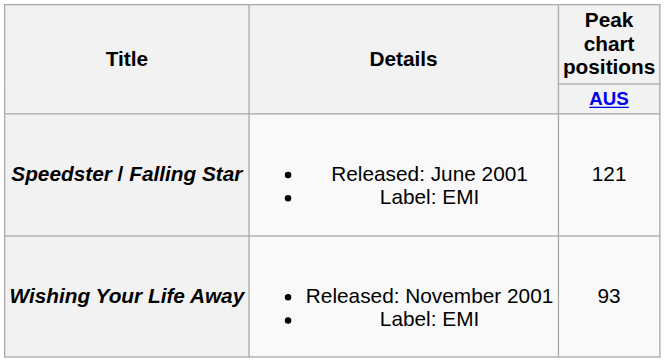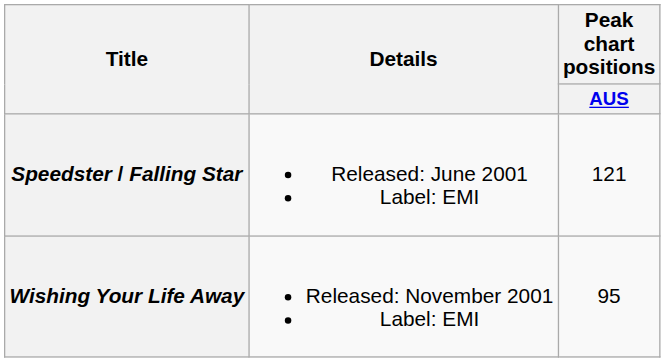(609, 295) 93 -> (609, 295) 95
